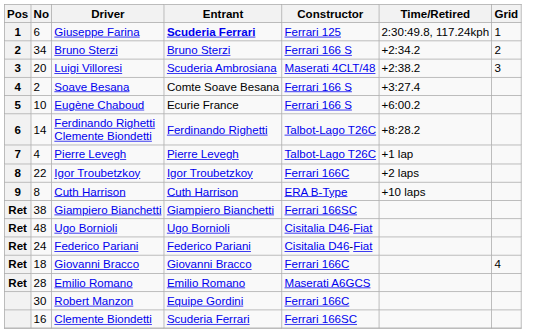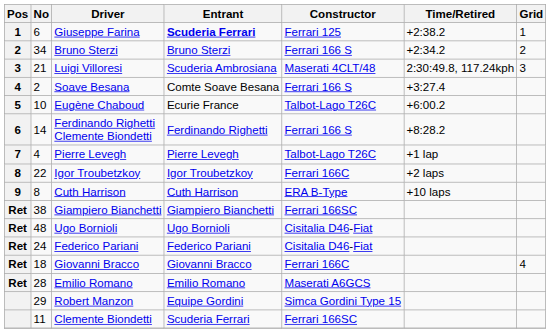(435, 32) 2:30:49.8, 117.24kph -> (426, 32) +2:38.2
(40, 69) 20 -> (40, 69) 21
(401, 69) +2:38.2 -> (460, 69) 2:30:49.8, 117.24kph
(318, 105) Ferrari 166 S -> (330, 105) Talbot-Lago T26C
(330, 130) Talbot-Lago T26C -> (318, 130) Ferrari 166 S
(40, 301) 30 -> (40, 301) 29
(317, 301) Ferrari 166C -> (343, 301) Simca Gordini Type 15
(40, 319) 16 -> (40, 319) 11
